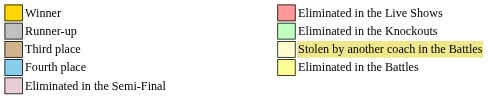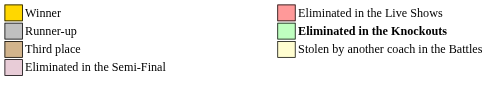(368, 31) normal -> (373, 31) bold
(390, 49) khaki background -> (390, 49) no background
- row: (56, 67)
